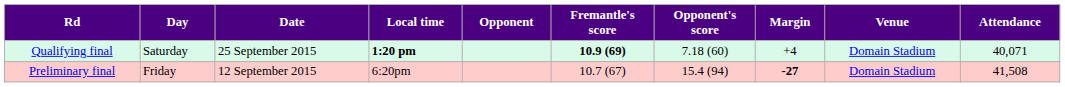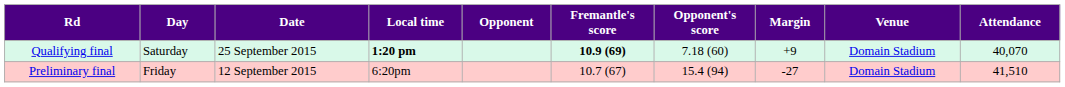(790, 51) +4 -> (790, 51) +9
(1010, 51) 40,071 -> (1010, 51) 40,070
(790, 72) bold -> (790, 72) normal
(1010, 72) 41,508 -> (1010, 72) 41,510
